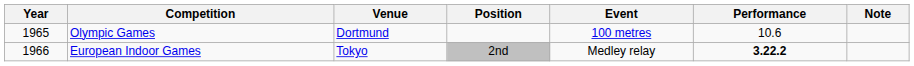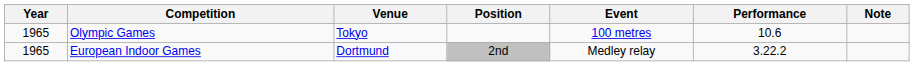(363, 33) Dortmund -> (352, 33) Tokyo
(36, 52) 1966 -> (36, 52) 1965
(352, 52) Tokyo -> (363, 52) Dortmund
(770, 52) bold -> (770, 52) normal
